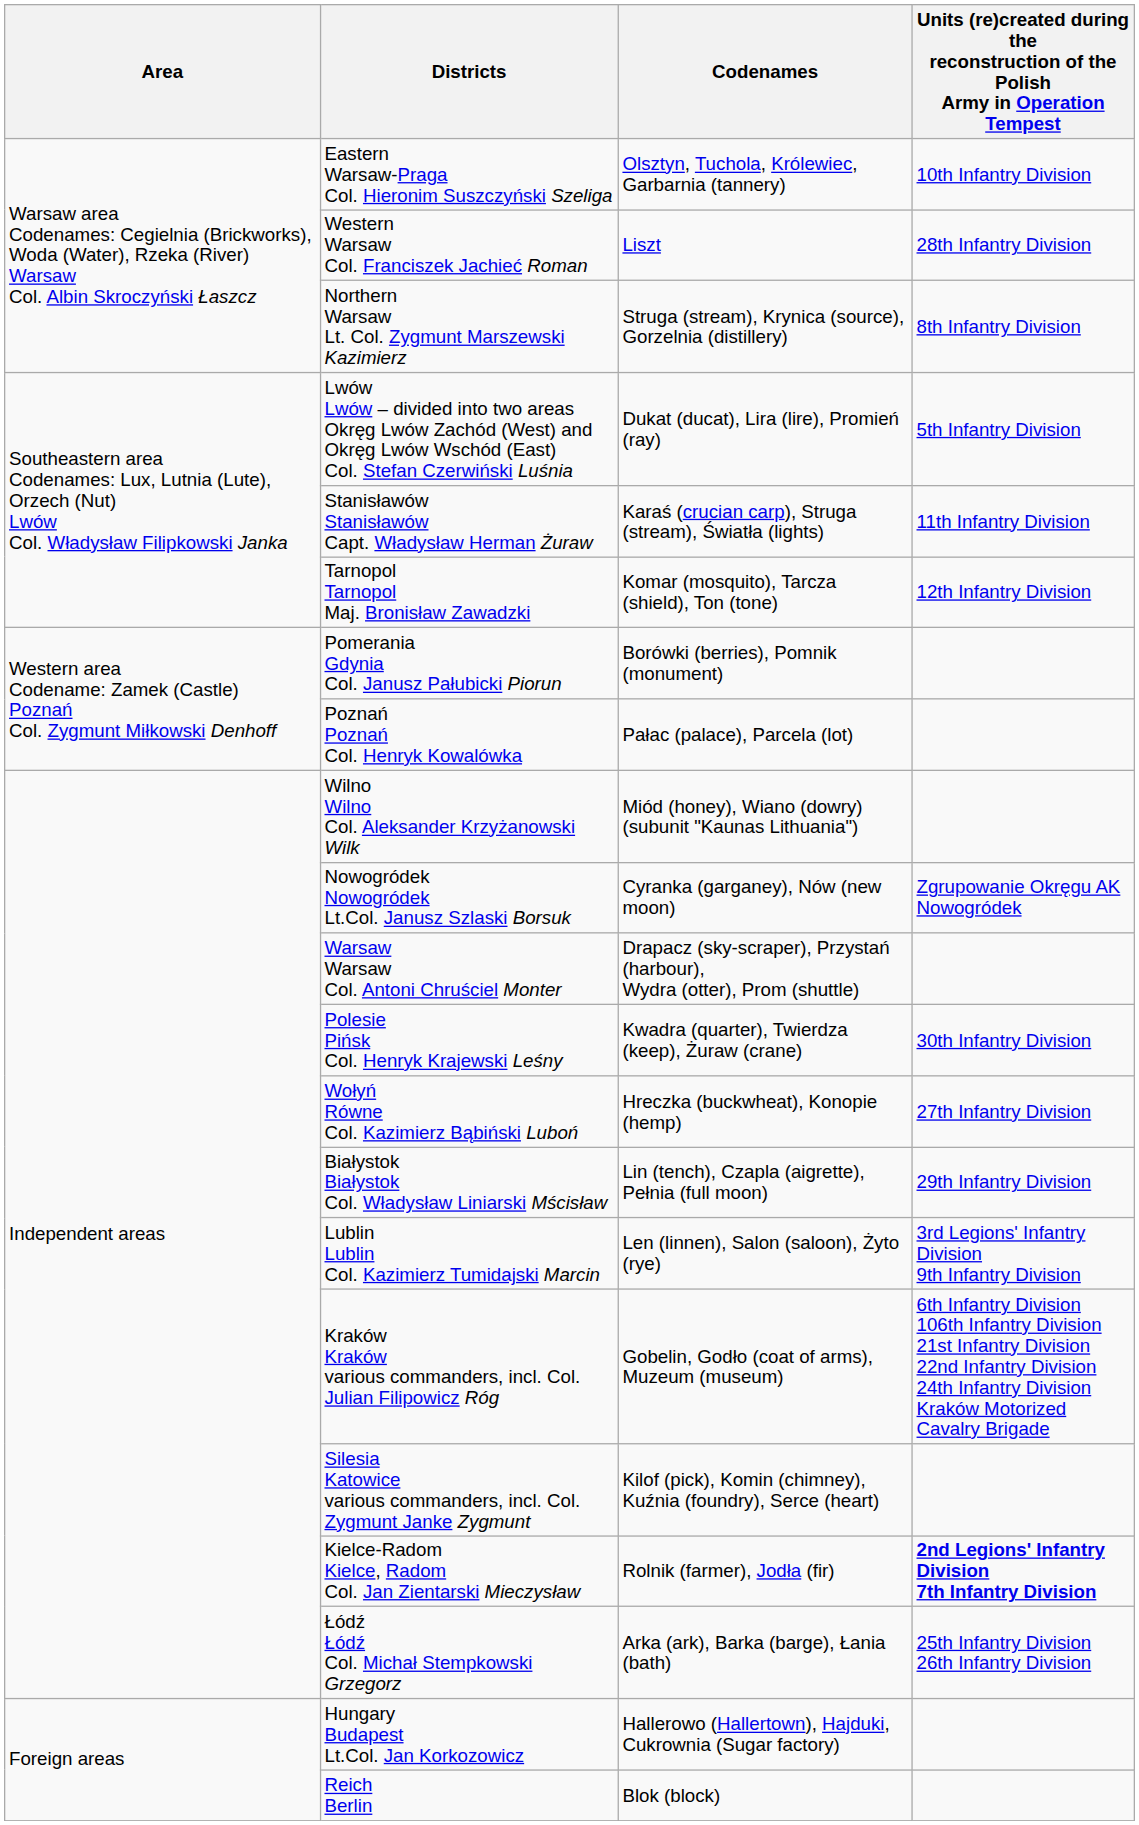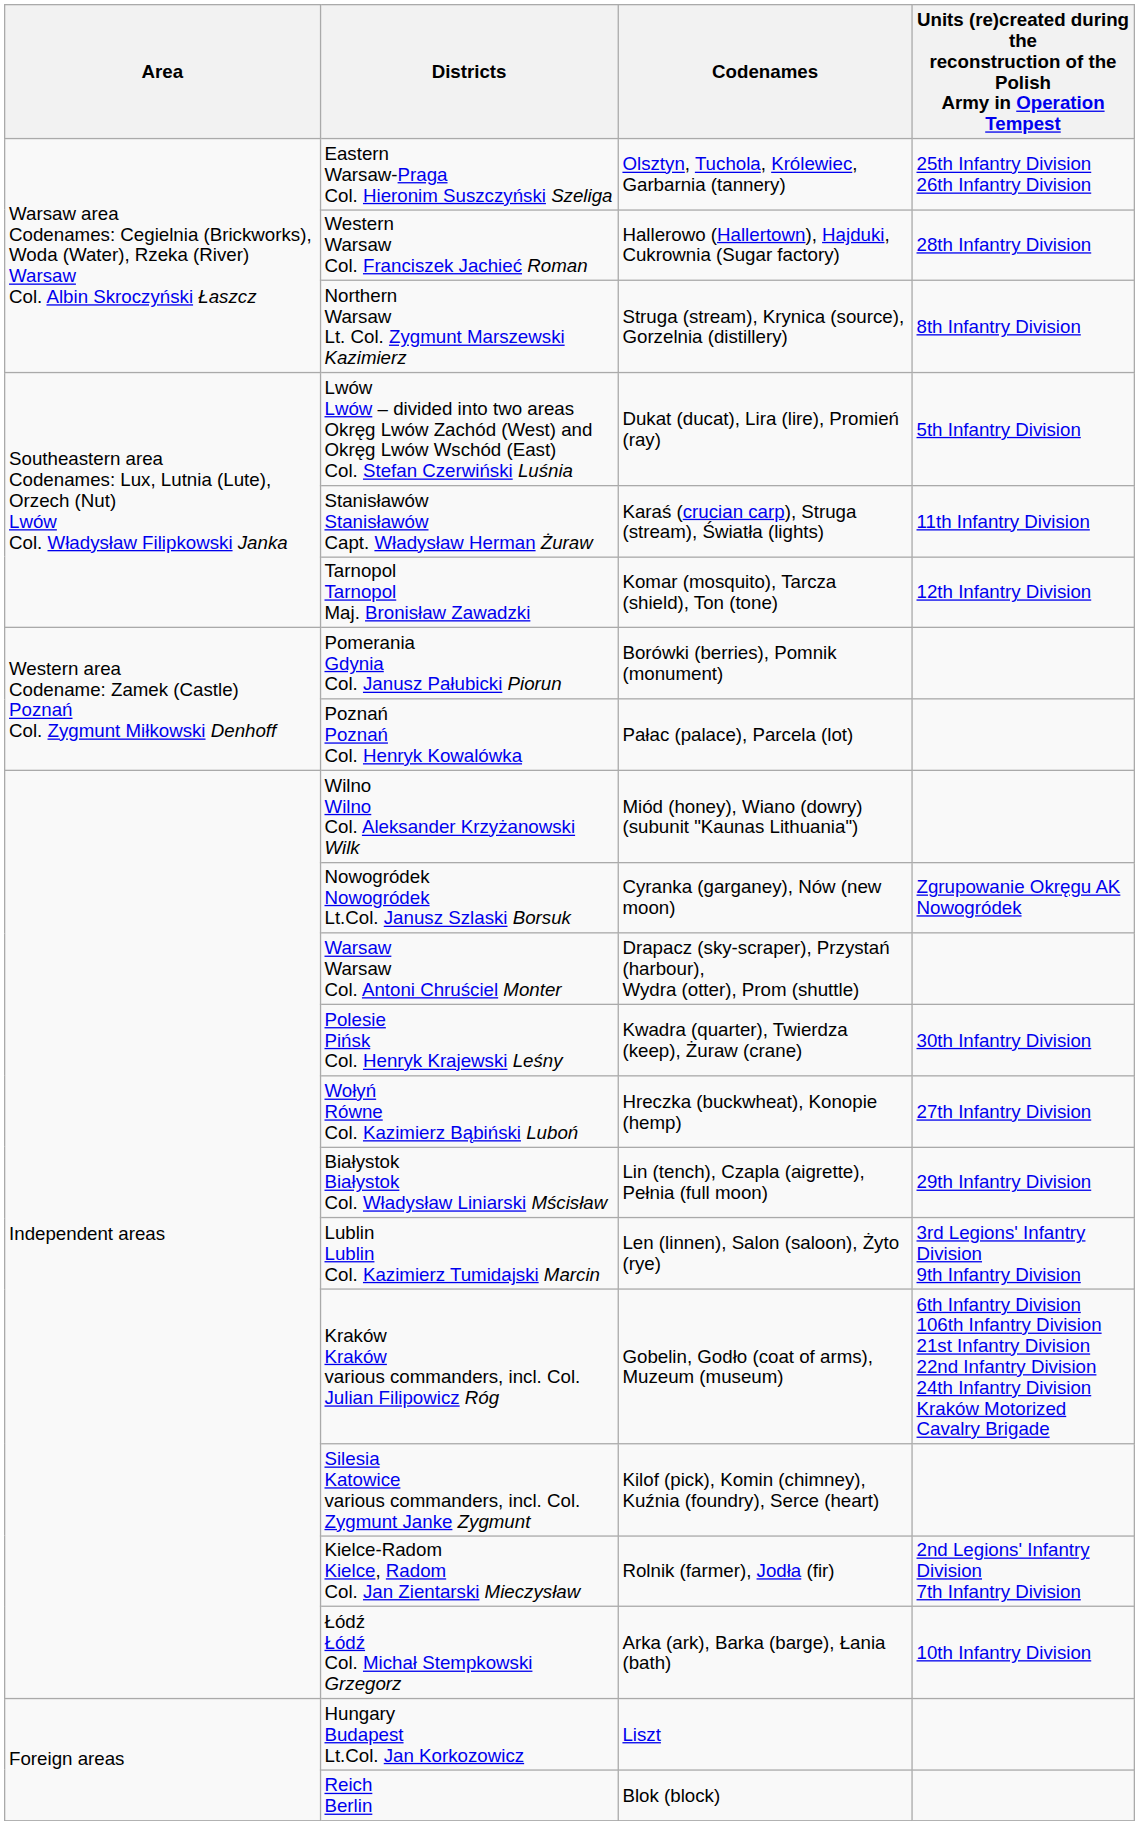(1004, 174) 10th Infantry Division -> (1004, 174) 25th Infantry Division 26th Infantry Division
(642, 245) Liszt -> (756, 245) Hallerowo (Hallertown), Hajduki, Cukrownia (Sugar factory)
(1011, 1571) bold -> (1003, 1571) normal
(1004, 1653) 25th Infantry Division 26th Infantry Division -> (1004, 1653) 10th Infantry Division
(756, 1735) Hallerowo (Hallertown), Hajduki, Cukrownia (Sugar factory) -> (642, 1735) Liszt
